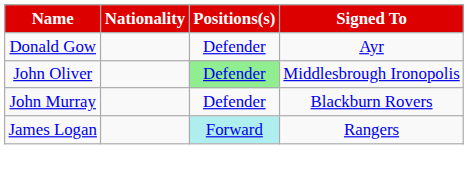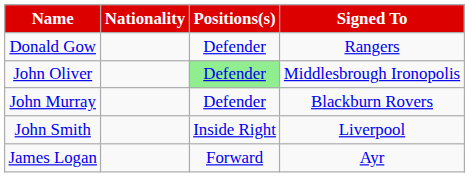(372, 46) Ayr -> (372, 46) Rangers
+ row: (53, 129)
(234, 129) paleturquoise background -> (235, 157) no background
(372, 129) Rangers -> (372, 157) Ayr
